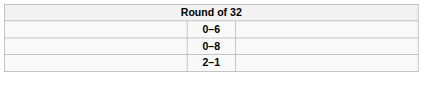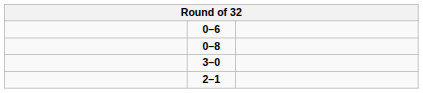+ row: (211, 63)
